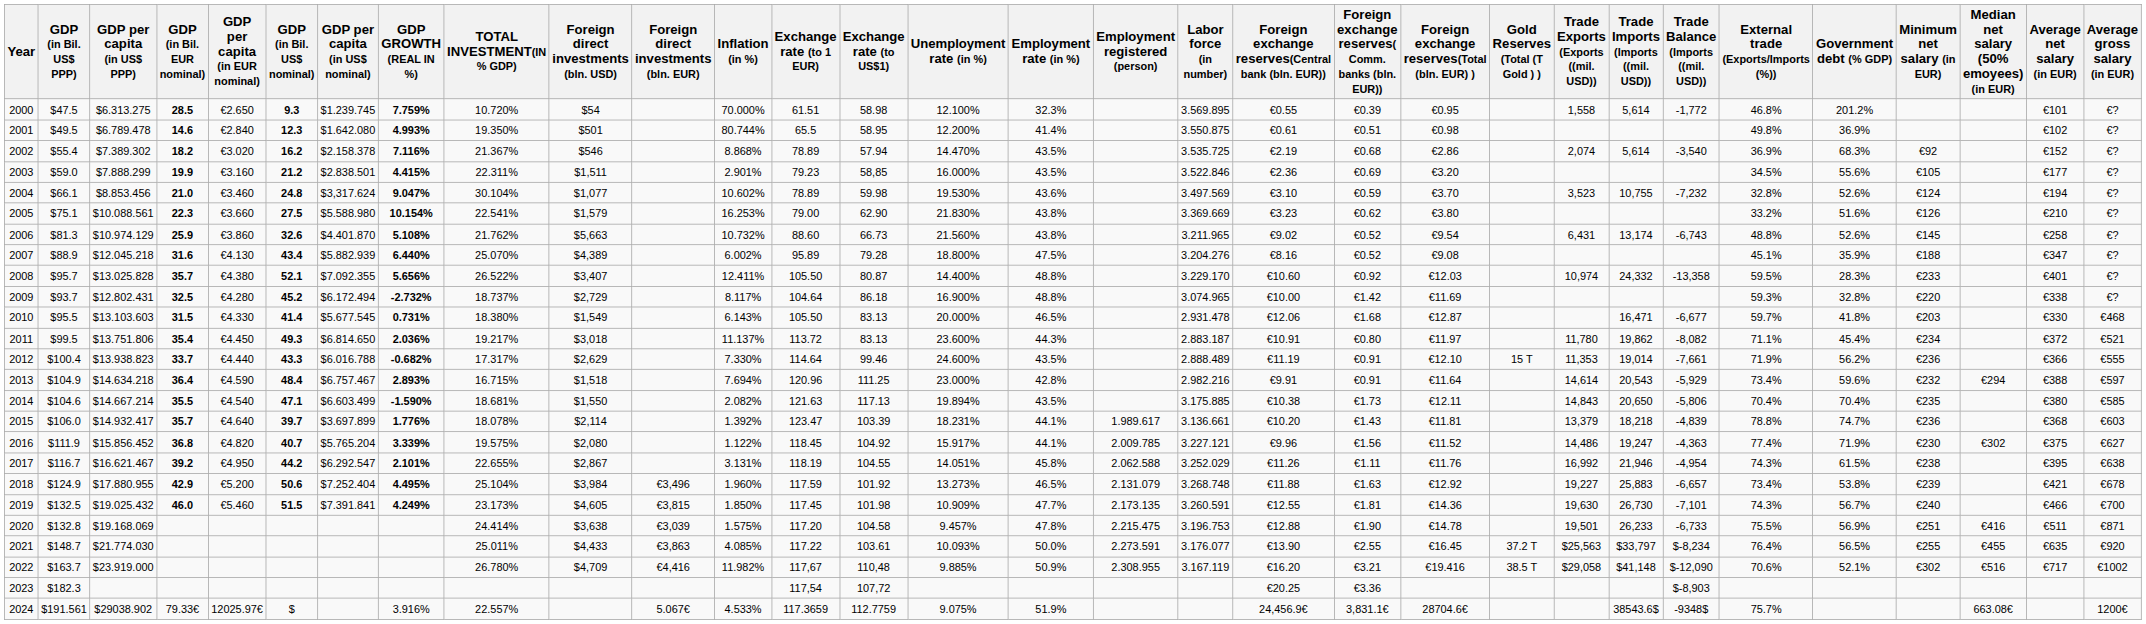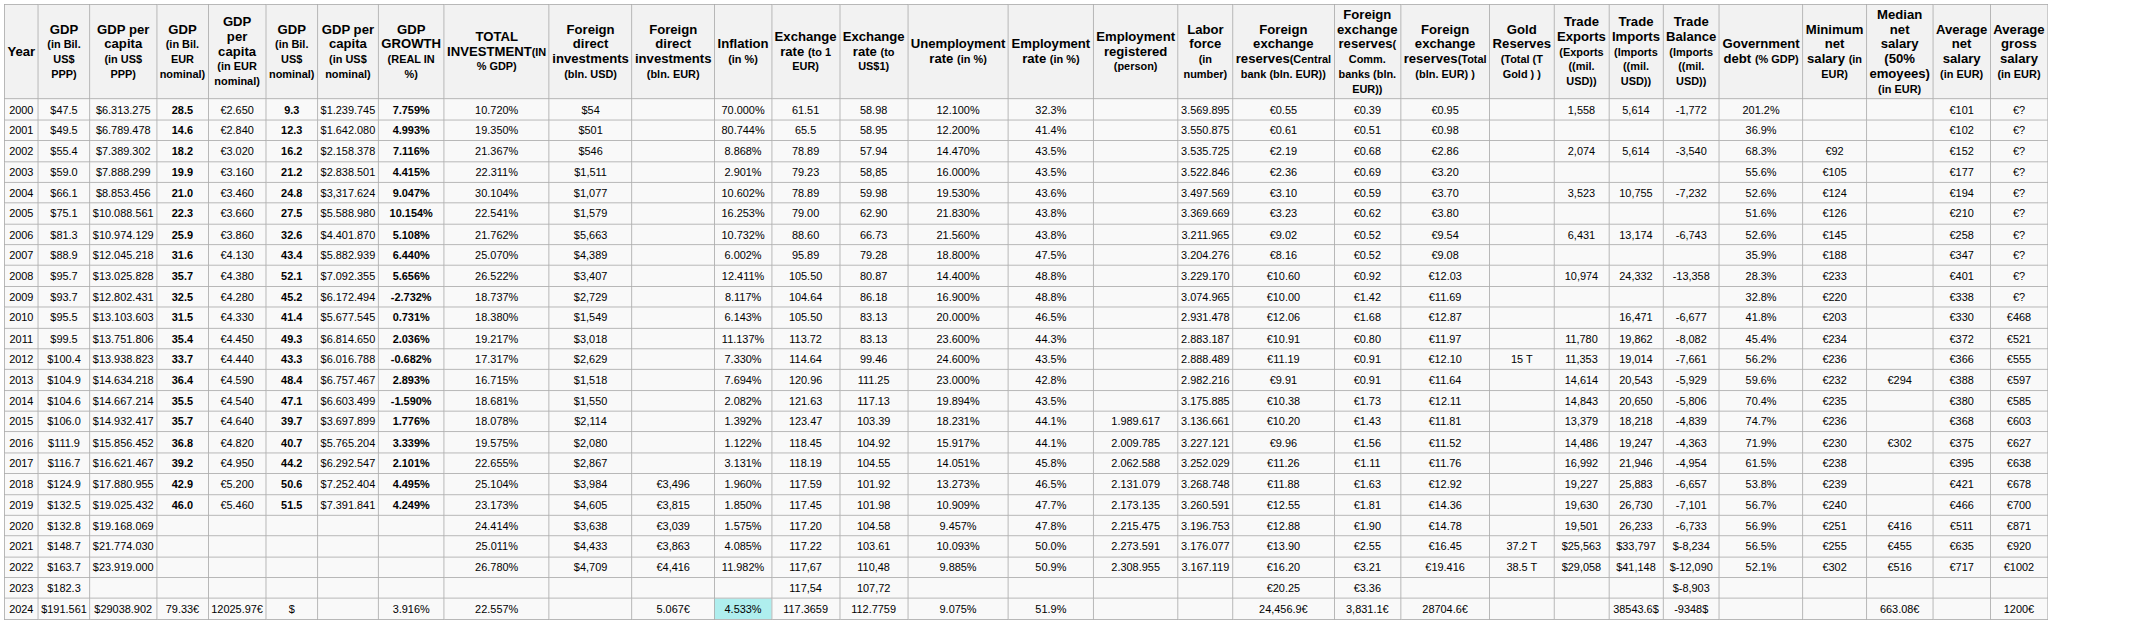- column: (1766, 51)
(743, 609) no background -> (743, 609) paleturquoise background
